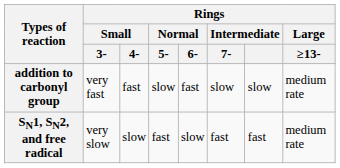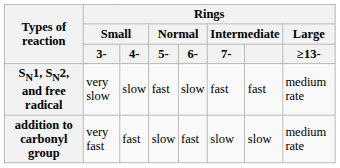rows swapped: (44, 137) <-> (44, 87)
